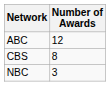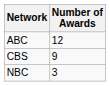(55, 56) 8 -> (55, 56) 9
